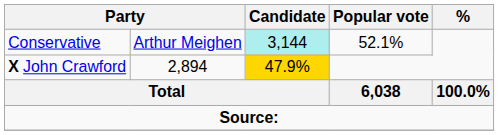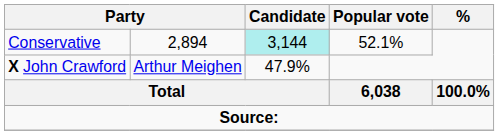(188, 42) Arthur Meighen -> (188, 42) 2,894
(188, 67) 2,894 -> (188, 67) Arthur Meighen
(287, 67) gold background -> (287, 67) no background
